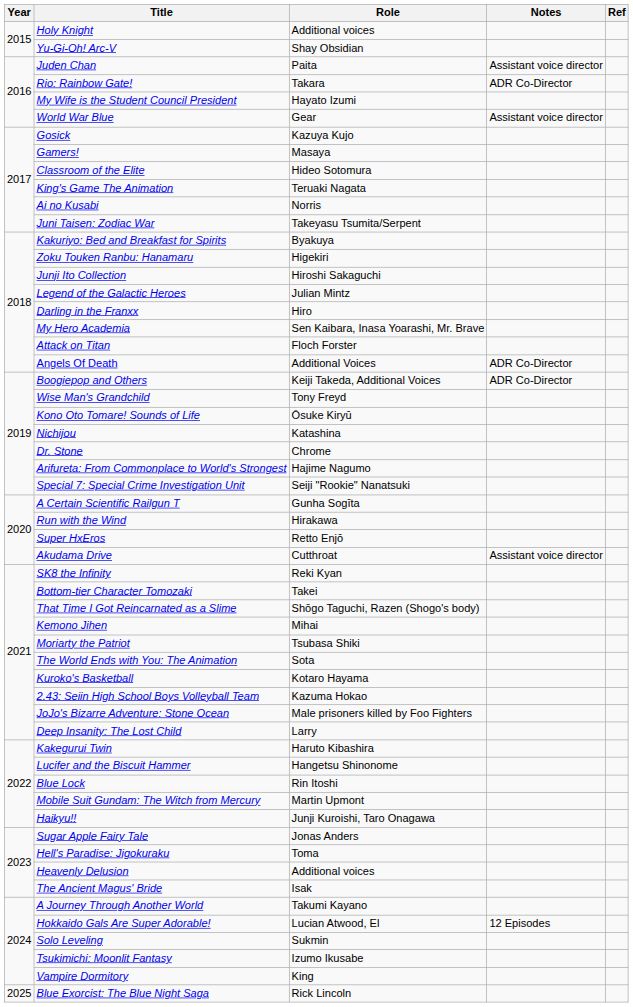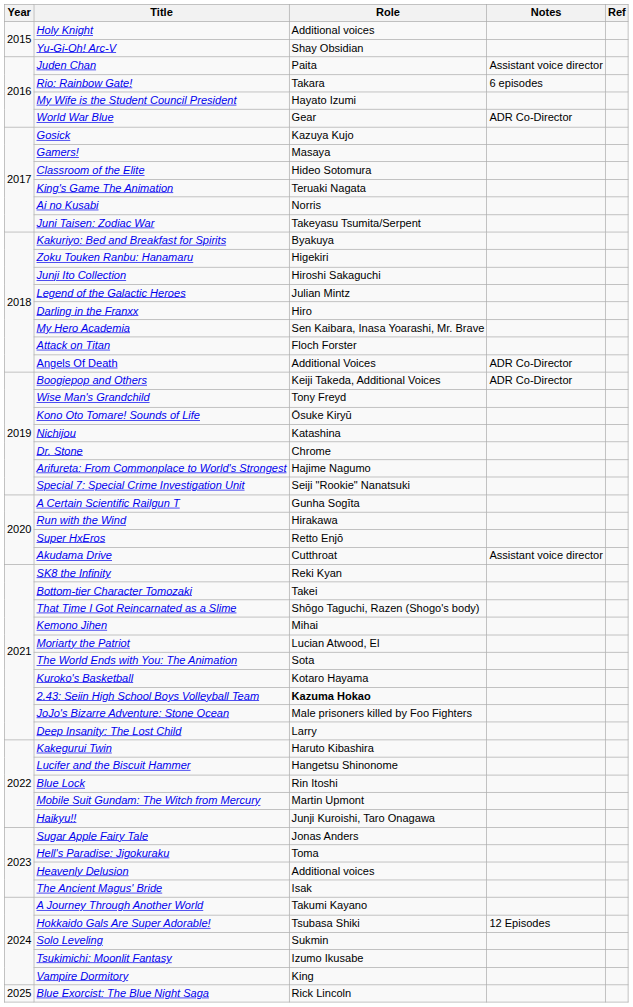(531, 83) ADR Co-Director -> (516, 83) 6 episodes
(546, 118) Assistant voice director -> (531, 118) ADR Co-Director
(326, 643) Tsubasa Shiki -> (335, 643) Lucian Atwood, El
(329, 696) normal -> (331, 696) bold
(335, 923) Lucian Atwood, El -> (326, 923) Tsubasa Shiki
